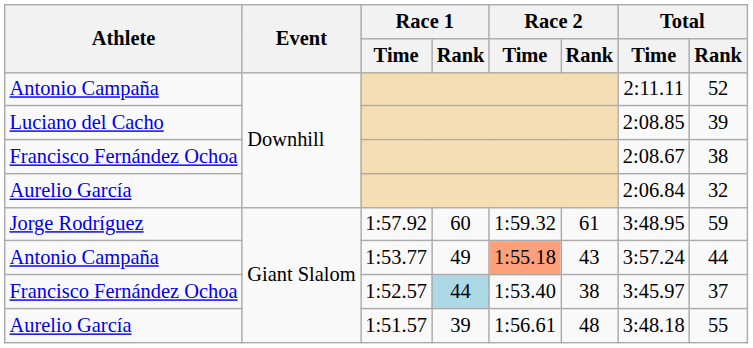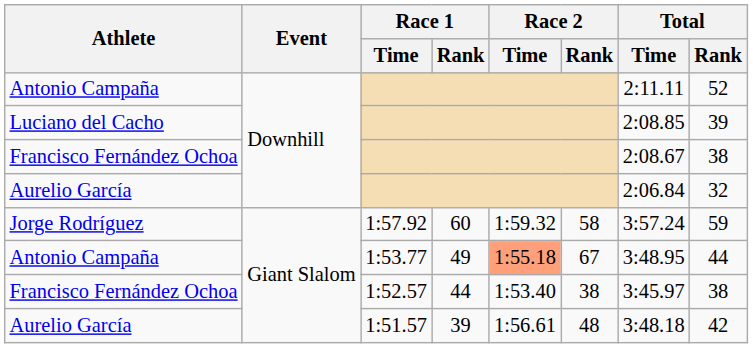(589, 224) 61 -> (589, 224) 58
(654, 224) 3:48.95 -> (654, 224) 3:57.24
(589, 257) 43 -> (589, 257) 67
(654, 257) 3:57.24 -> (654, 257) 3:48.95
(461, 291) lightblue background -> (461, 291) no background
(718, 291) 37 -> (718, 291) 38
(718, 325) 55 -> (718, 325) 42
